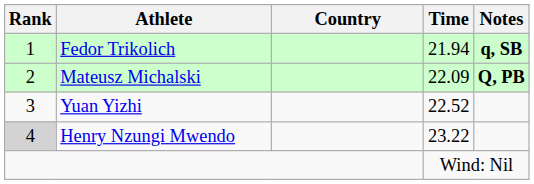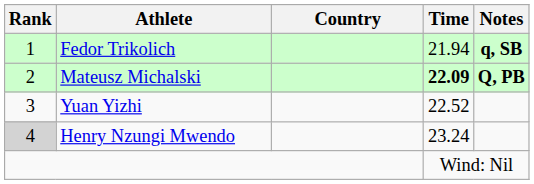(449, 77) normal -> (449, 77) bold
(449, 135) 23.22 -> (449, 135) 23.24
